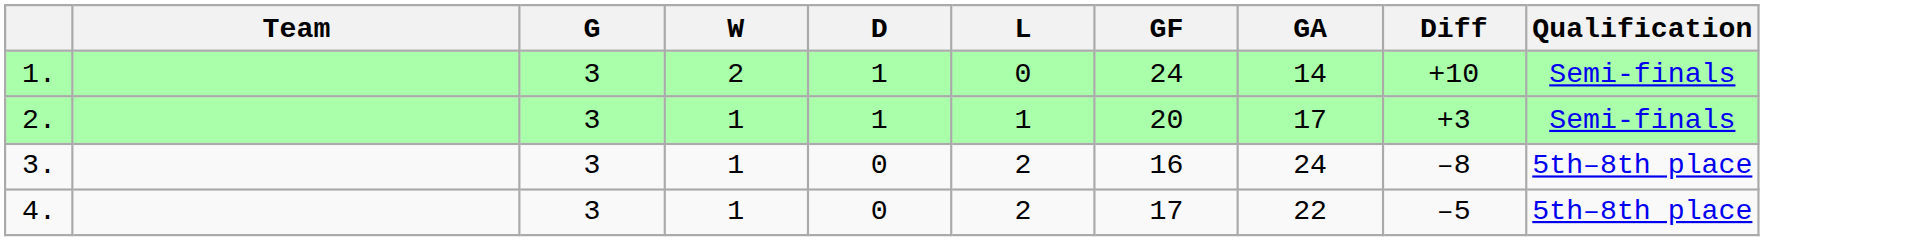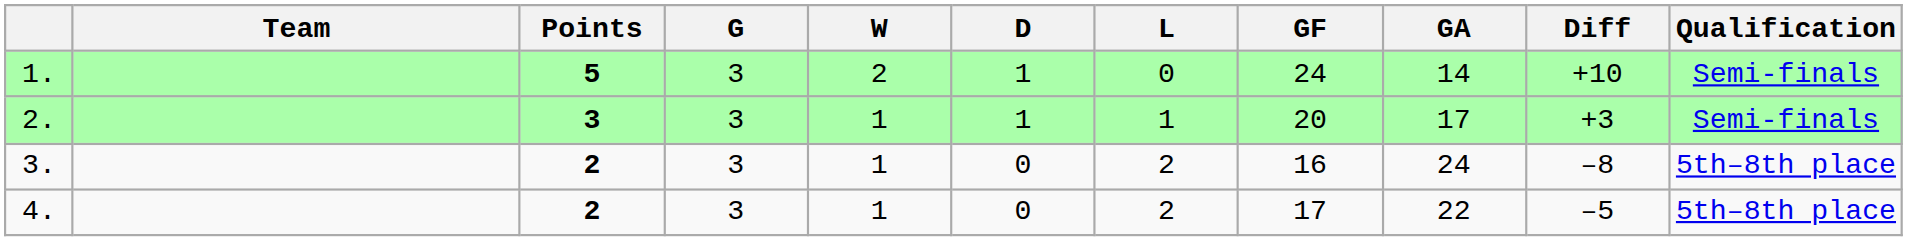+ column: (592, 28)
